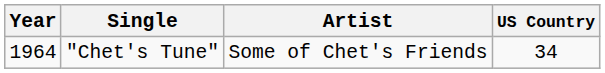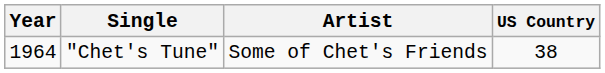(546, 53) 34 -> (546, 53) 38
